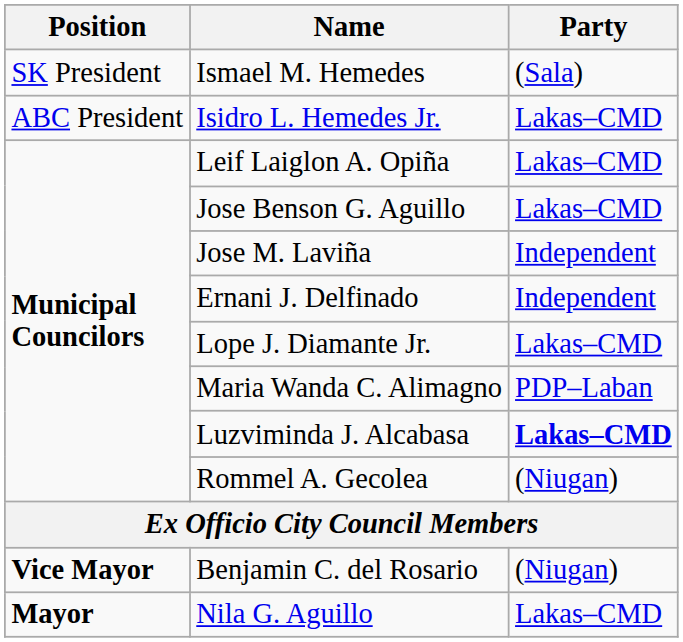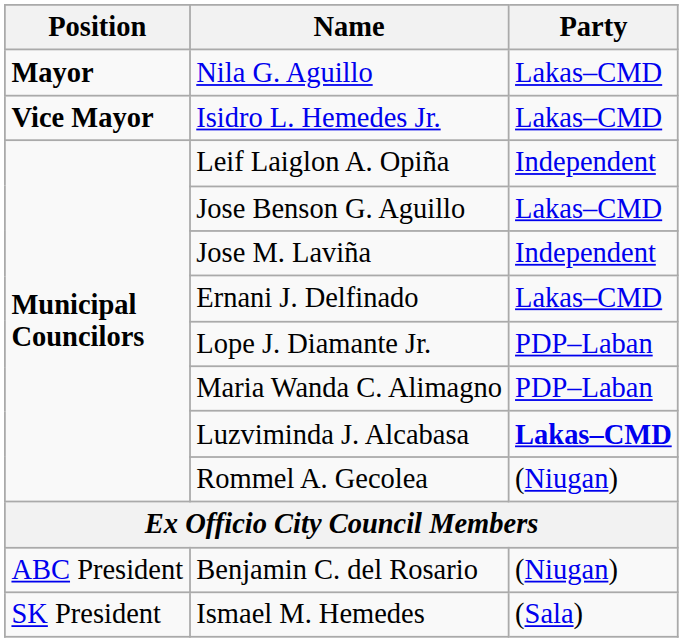rows swapped: (284, 614) <-> (311, 72)
(97, 117) ABC President -> (82, 117) Vice Mayor
(589, 162) Lakas–CMD -> (585, 162) Independent
(585, 298) Independent -> (589, 298) Lakas–CMD
(589, 343) Lakas–CMD -> (584, 343) PDP–Laban
(82, 569) Vice Mayor -> (97, 569) ABC President
